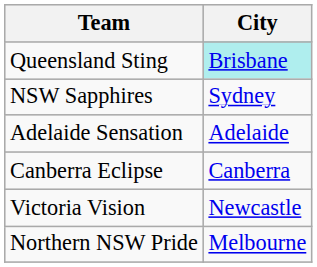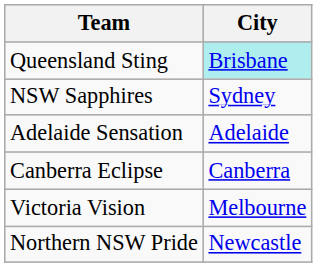(255, 207) Newcastle -> (257, 207) Melbourne
(257, 244) Melbourne -> (255, 244) Newcastle
